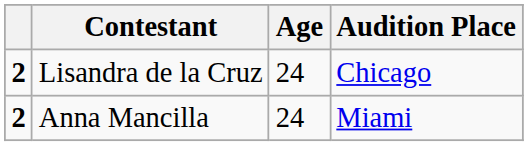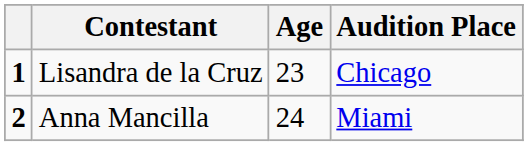(19, 72) 2 -> (19, 72) 1
(290, 72) 24 -> (290, 72) 23
